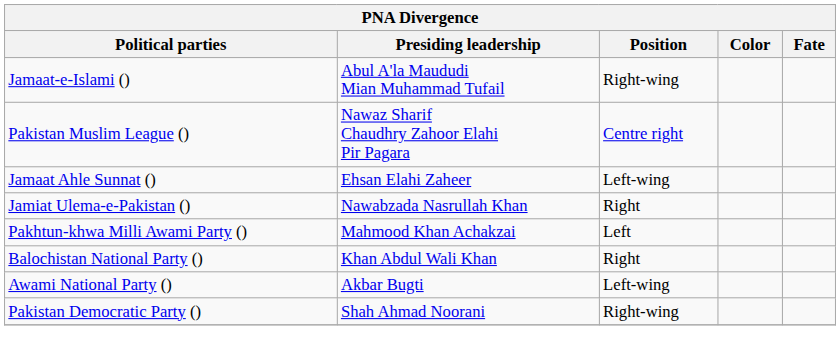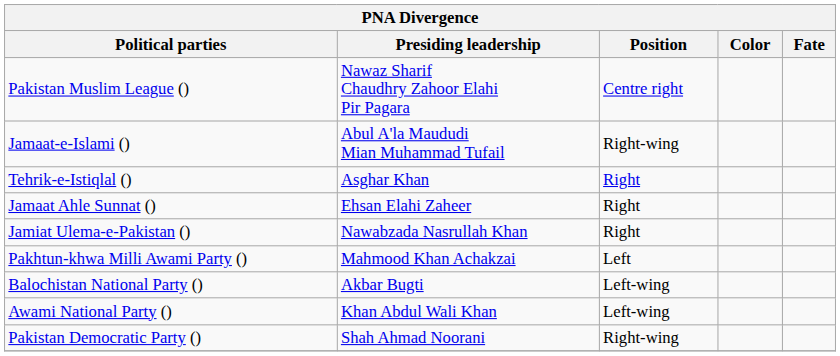rows swapped: (69, 79) <-> (99, 134)
+ row: (70, 179)
(636, 179) Left-wing -> (622, 205) Right
(419, 258) Khan Abdul Wali Khan -> (382, 284) Akbar Bugti
(622, 258) Right -> (636, 284) Left-wing
(382, 284) Akbar Bugti -> (419, 311) Khan Abdul Wali Khan
